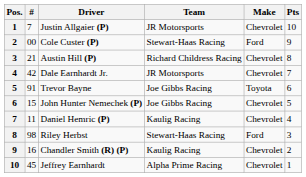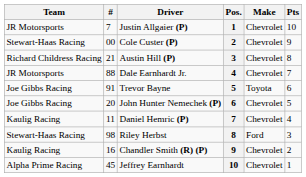columns swapped: (15, 12) <-> (194, 12)
(255, 42) Ford -> (264, 42) Chevrolet
(32, 73) 42 -> (111, 73) 88
(32, 104) 15 -> (111, 104) 20
